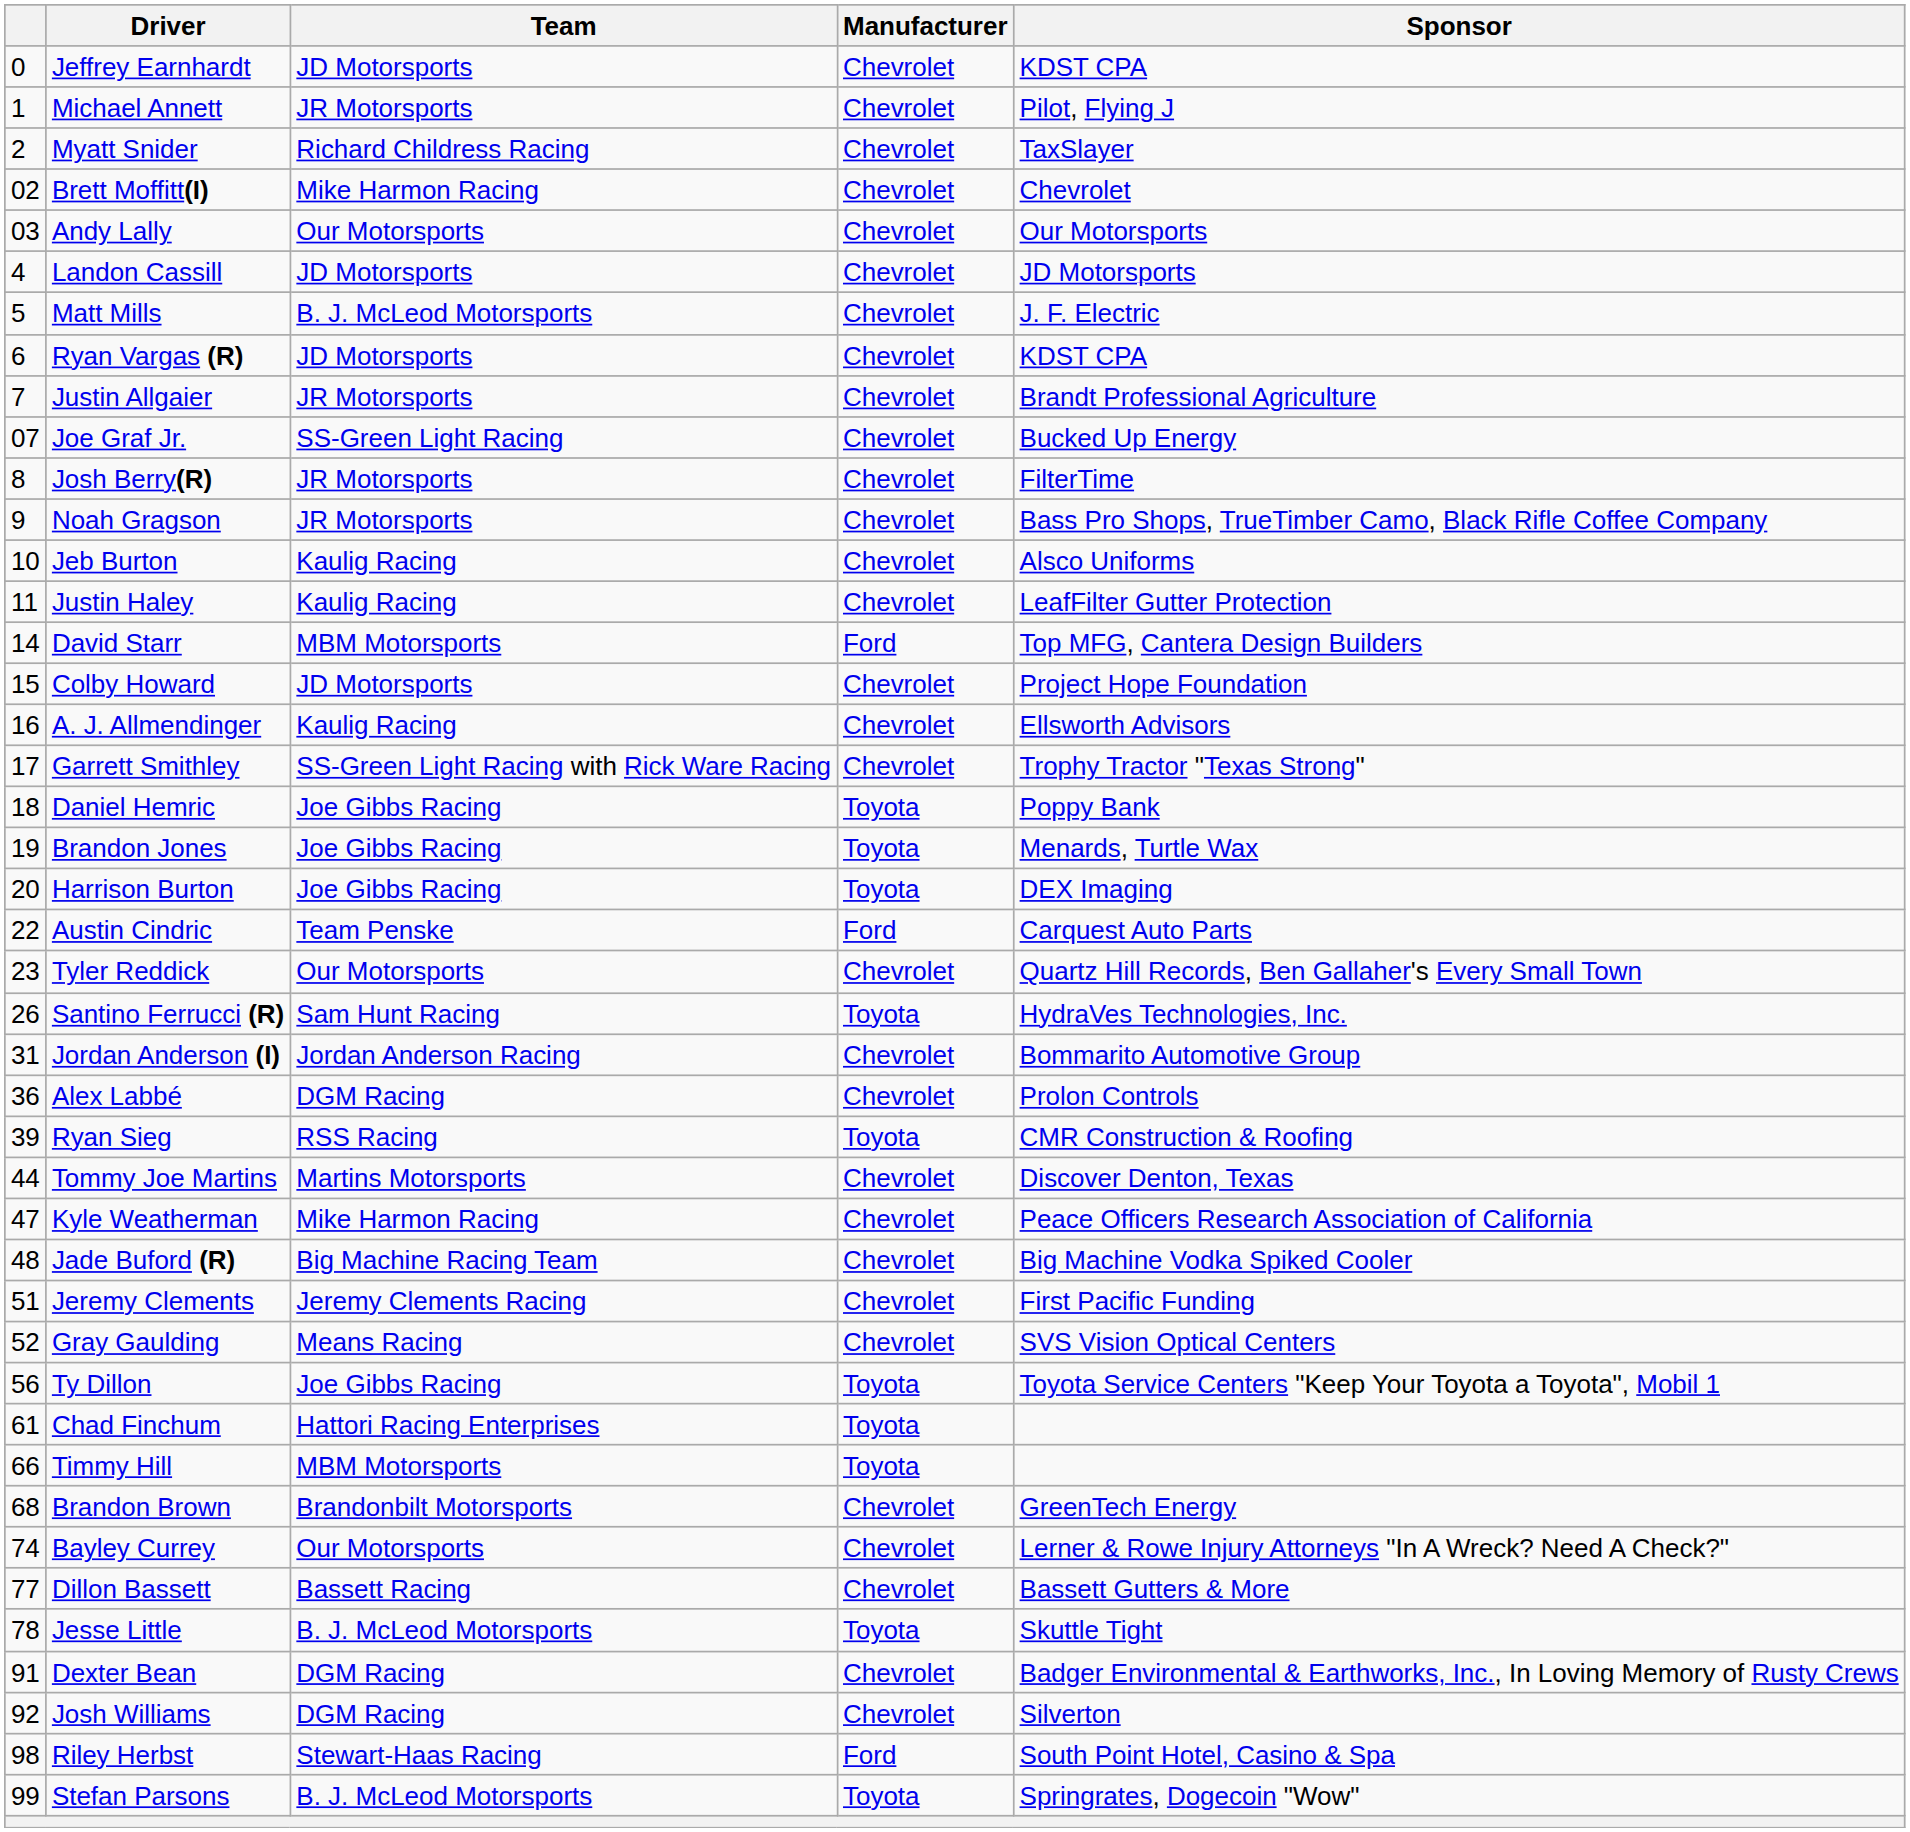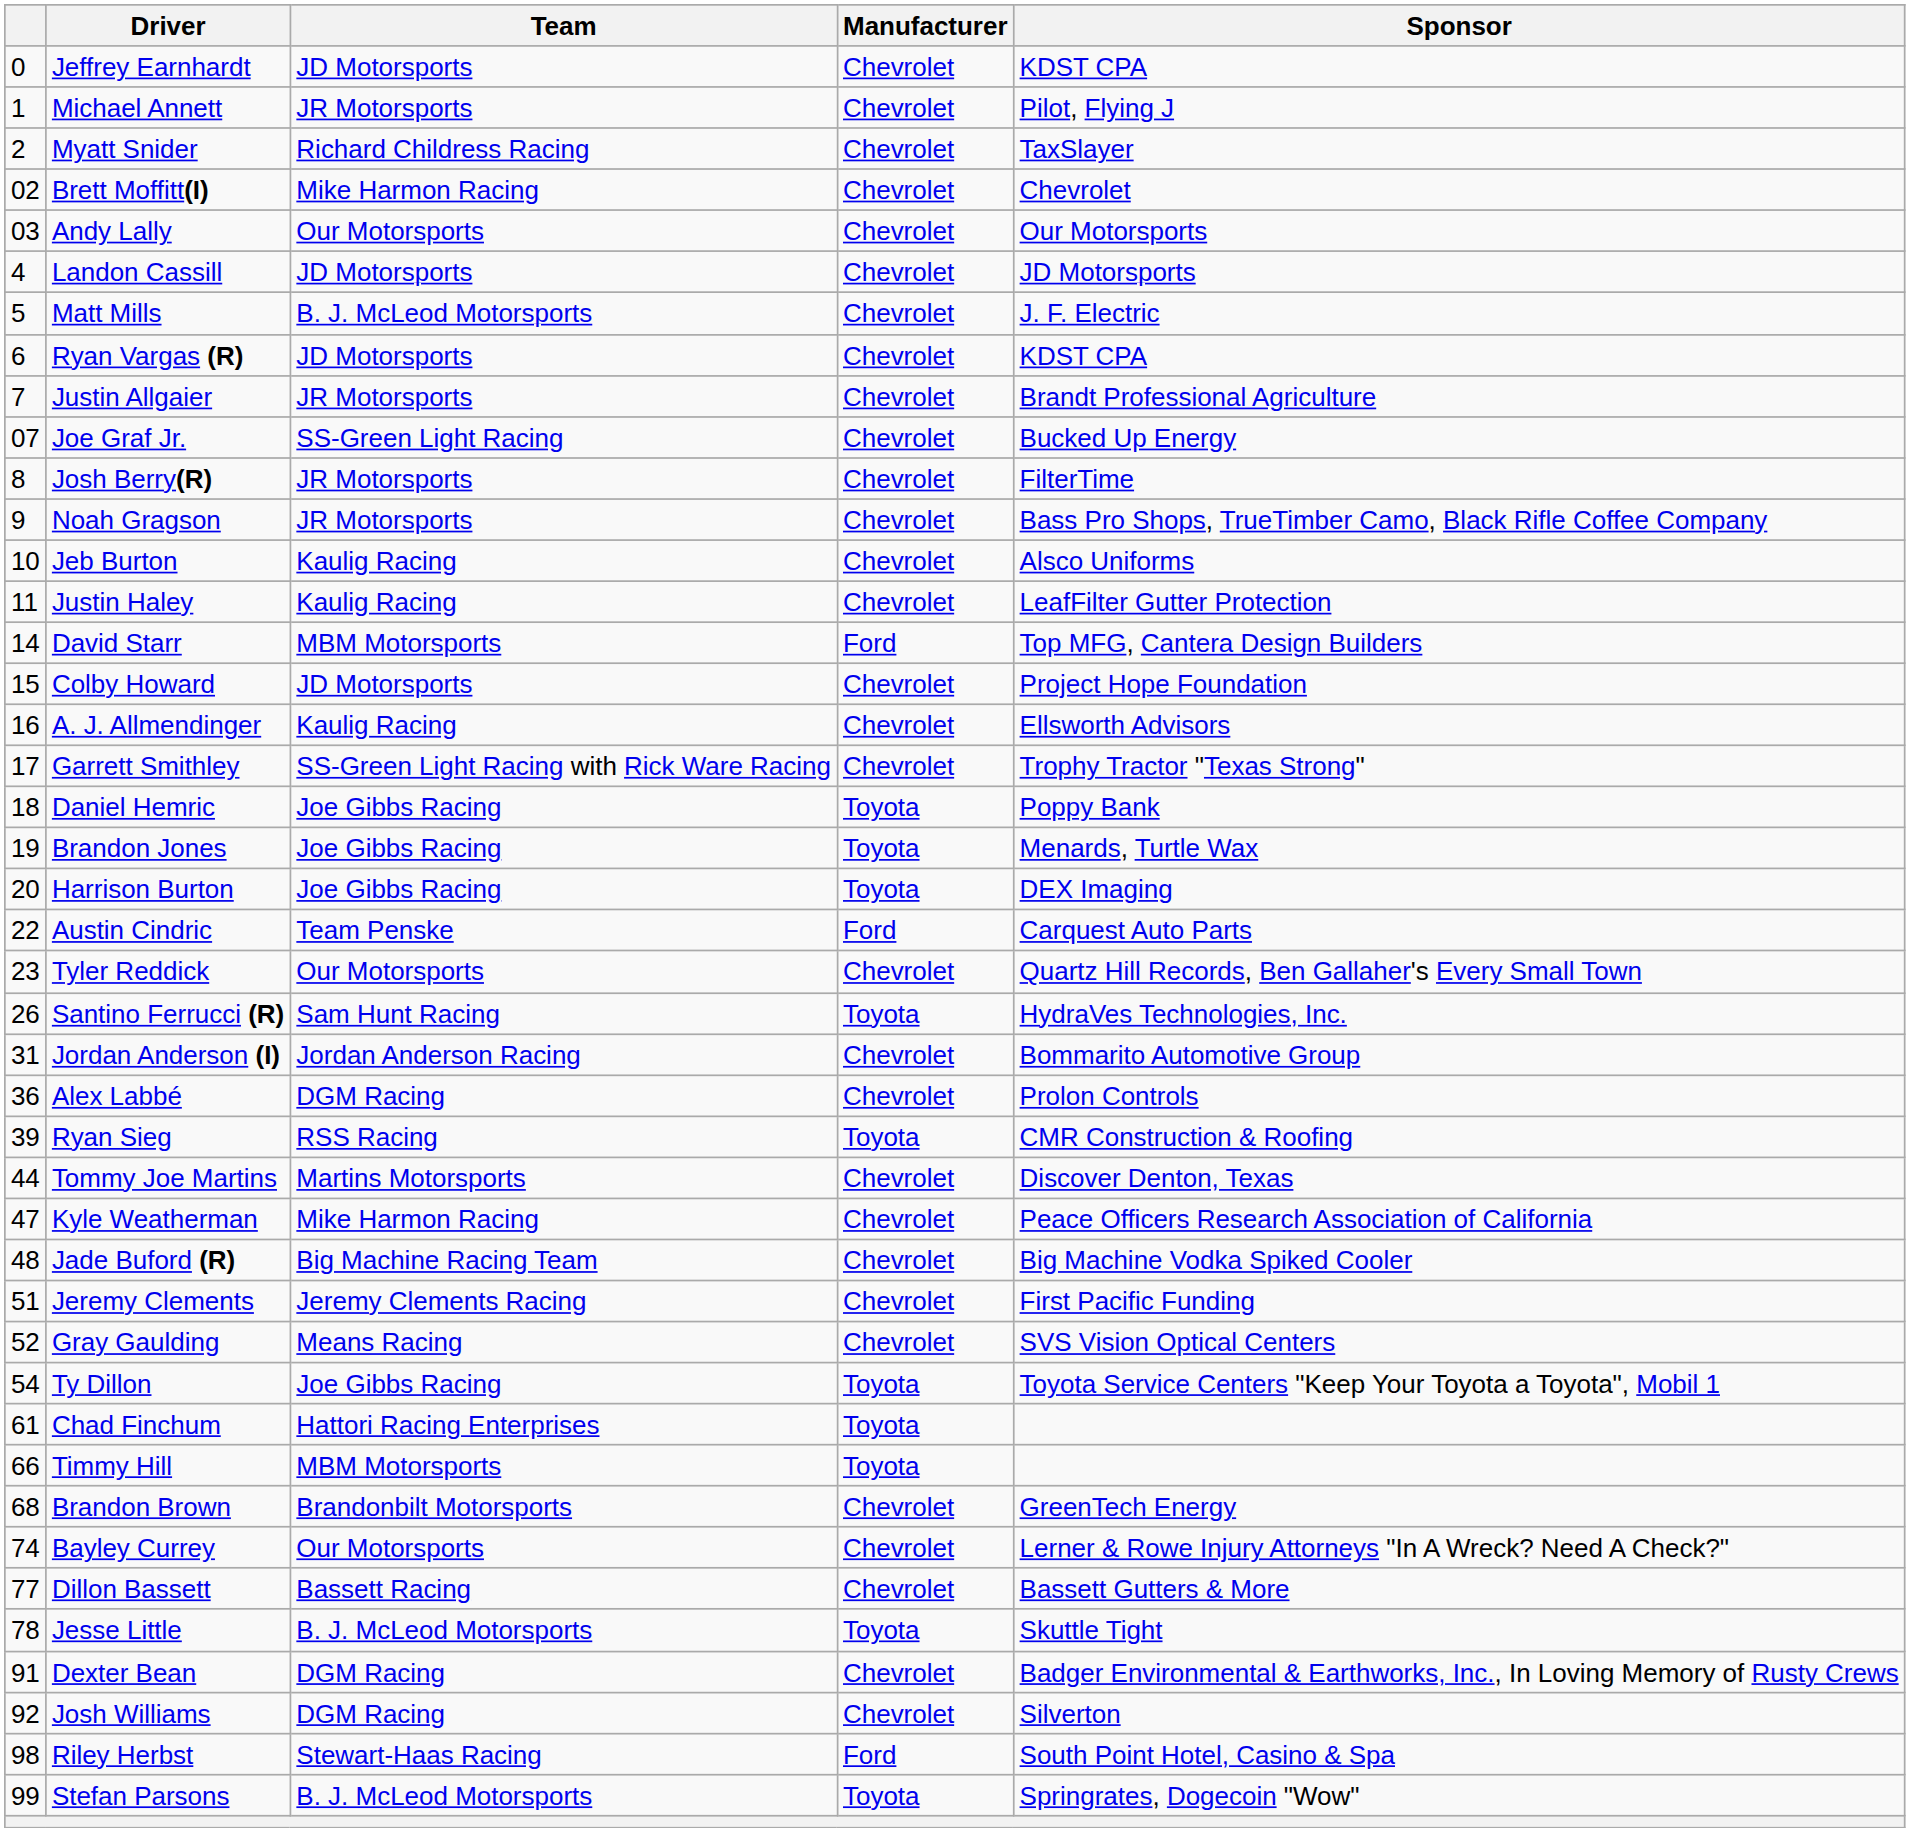(25, 1383) 56 -> (25, 1383) 54
